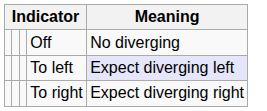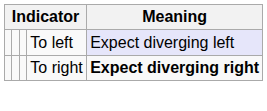- row: (41, 42)
(167, 93) normal -> (175, 67) bold
